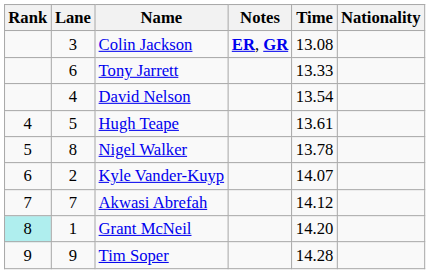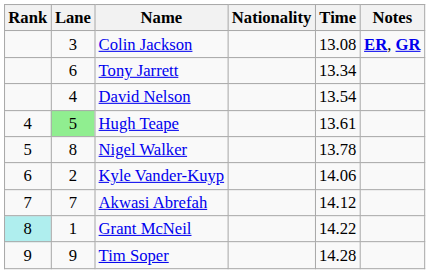columns swapped: (381, 17) <-> (260, 17)
(315, 70) 13.33 -> (338, 70) 13.34
(73, 123) no background -> (73, 123) lightgreen background
(315, 176) 14.07 -> (338, 176) 14.06
(315, 228) 14.20 -> (338, 228) 14.22
